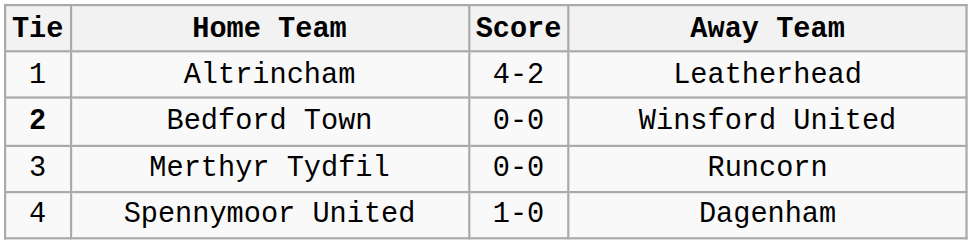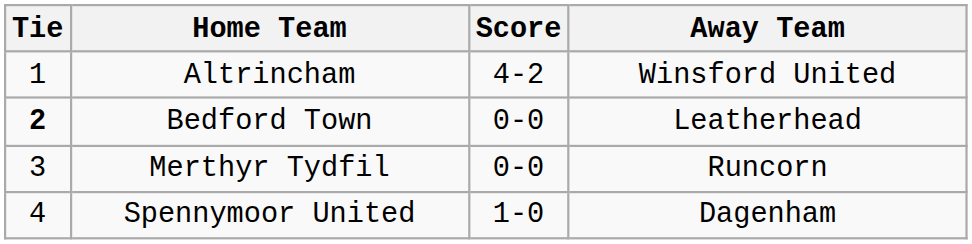(768, 75) Leatherhead -> (768, 75) Winsford United
(768, 122) Winsford United -> (768, 122) Leatherhead
